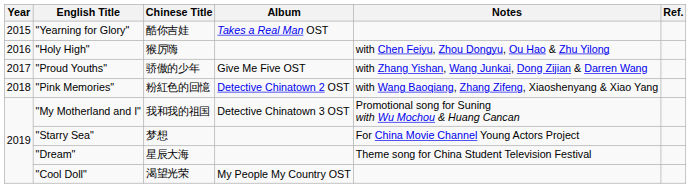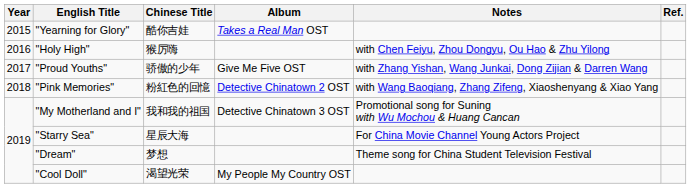(157, 135) 梦想 -> (167, 135) 星辰大海
(167, 154) 星辰大海 -> (157, 154) 梦想
